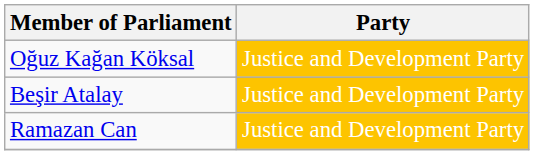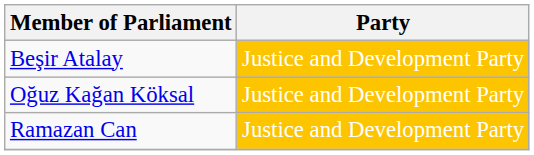rows swapped: (66, 94) <-> (102, 58)
